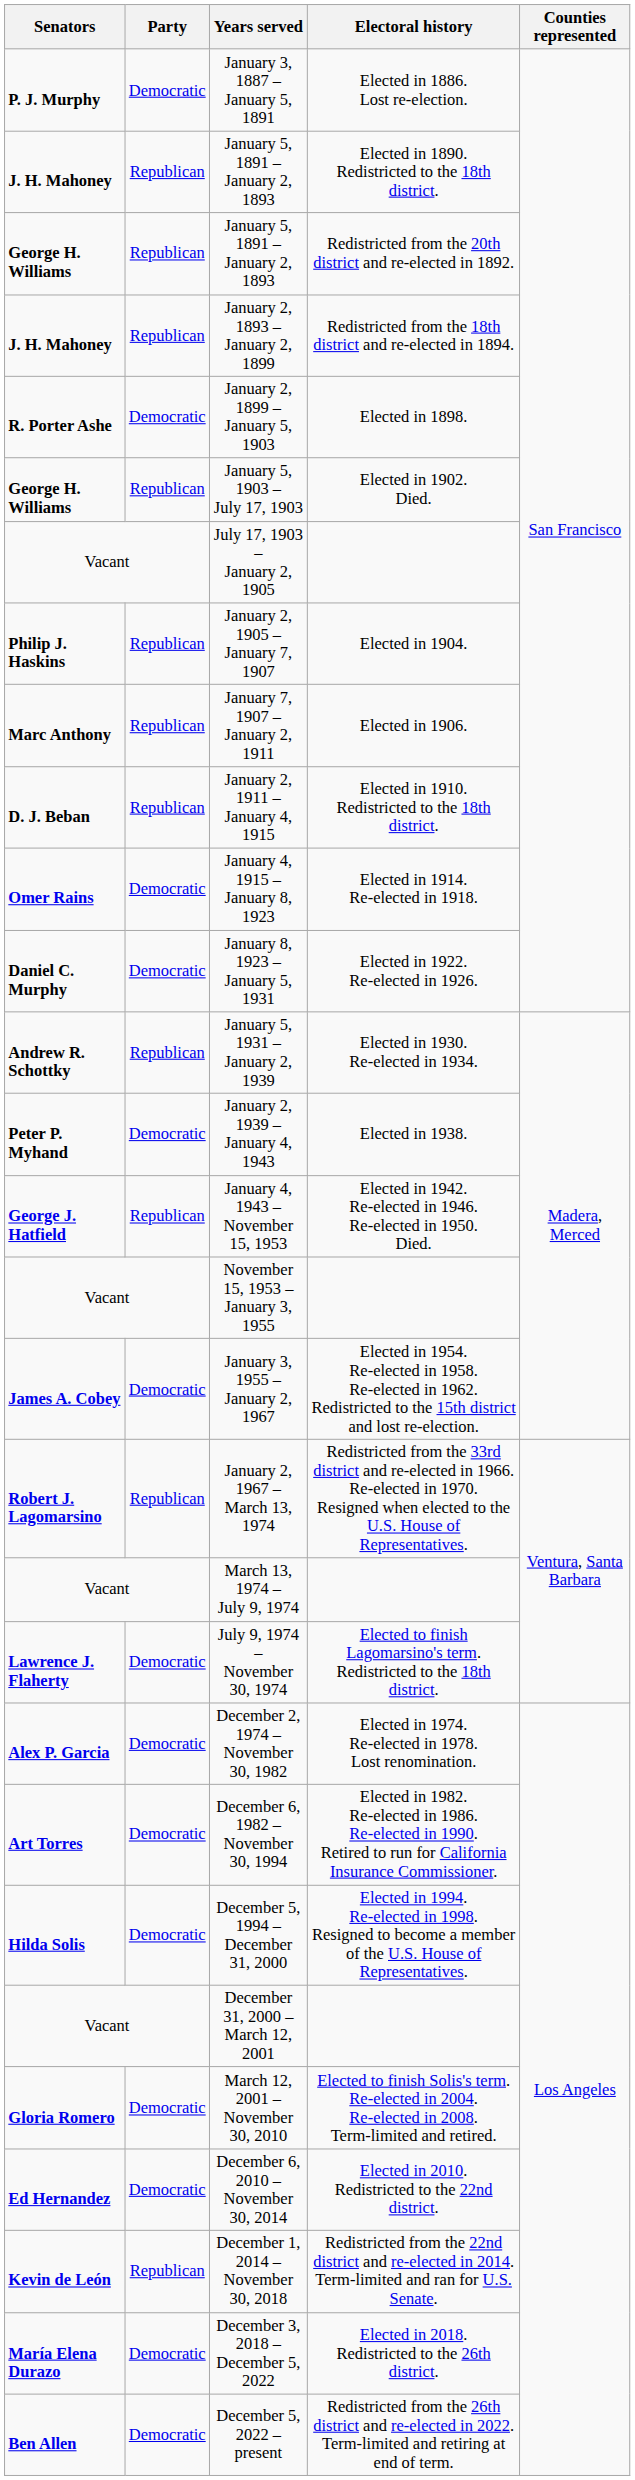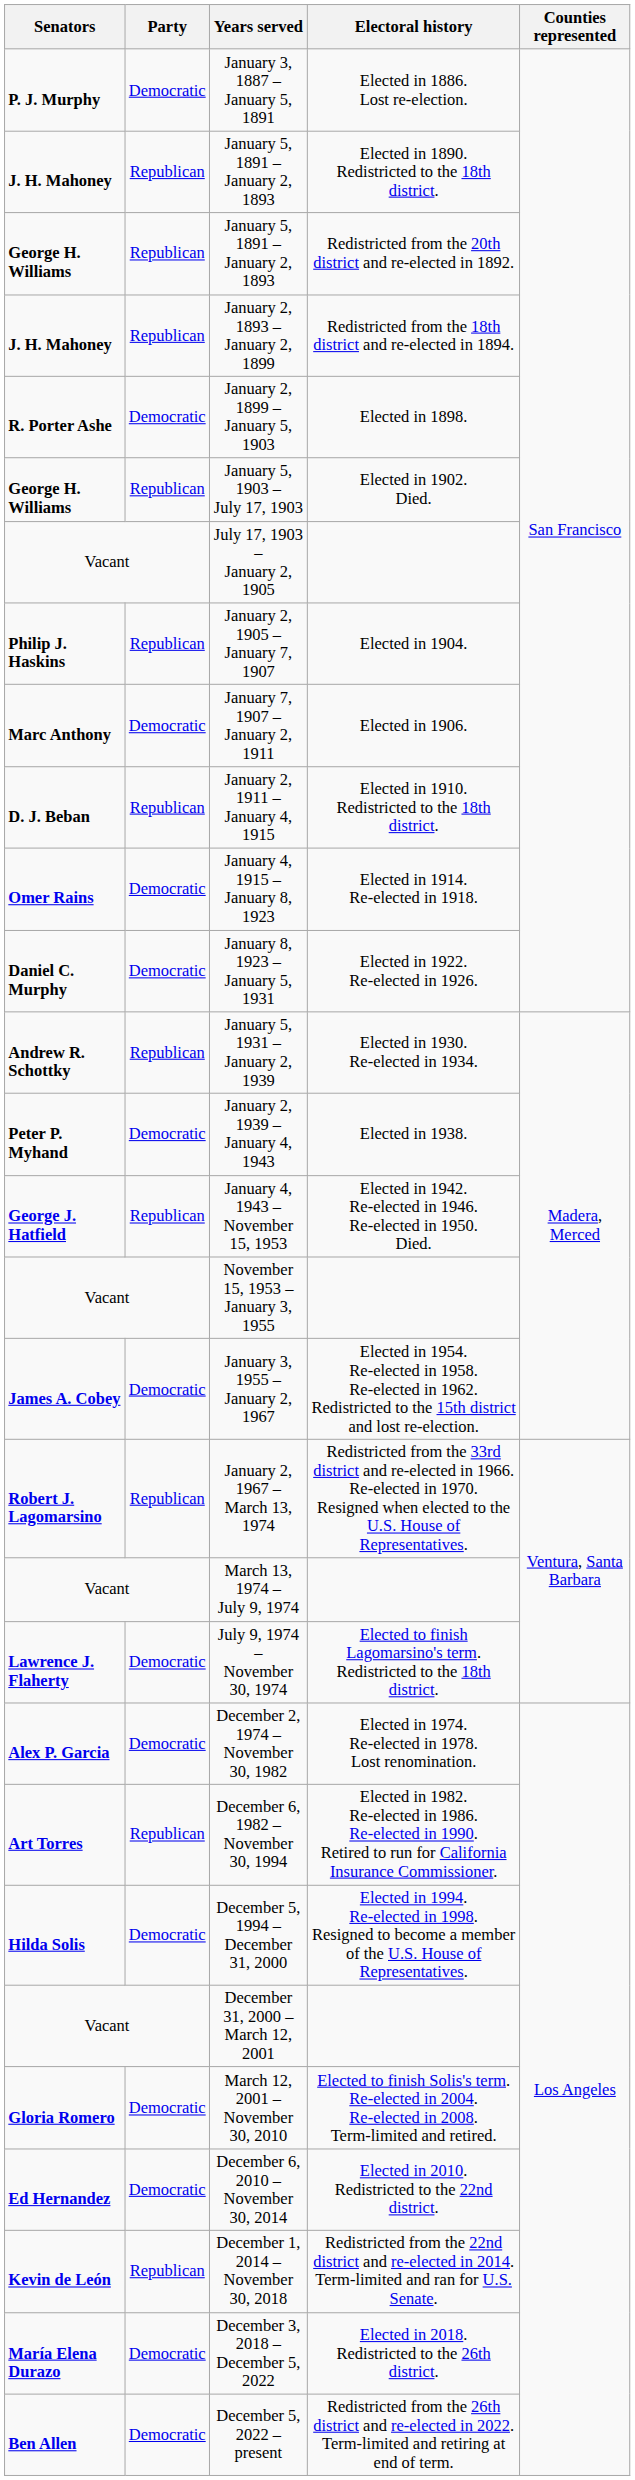(167, 725) Republican -> (167, 725) Democratic
(167, 1834) Democratic -> (167, 1834) Republican
